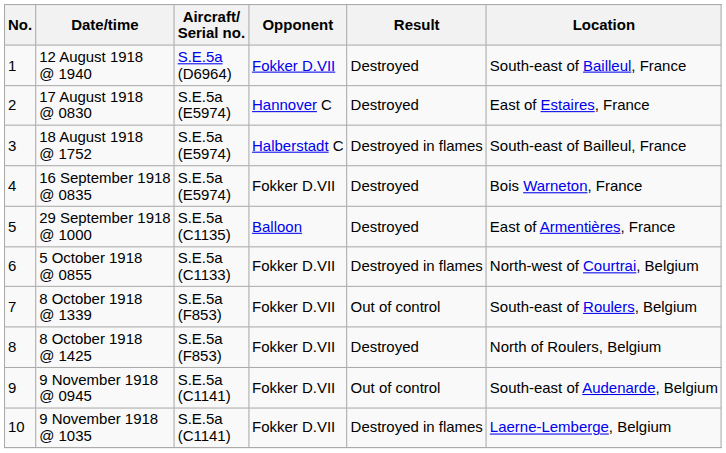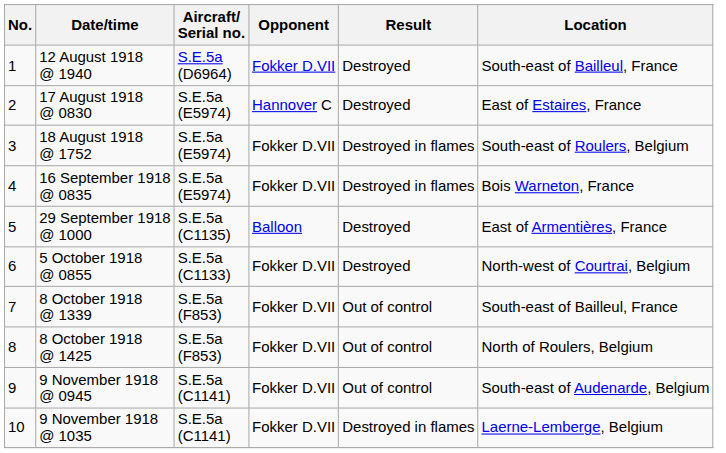(298, 146) Halberstadt C -> (294, 146) Fokker D.VII
(588, 146) South-east of Bailleul, France -> (585, 146) South-east of Roulers, Belgium
(385, 186) Destroyed -> (408, 186) Destroyed in flames
(417, 267) Destroyed in flames -> (376, 267) Destroyed
(593, 307) South-east of Roulers, Belgium -> (580, 307) South-east of Bailleul, France
(385, 347) Destroyed -> (387, 347) Out of control
